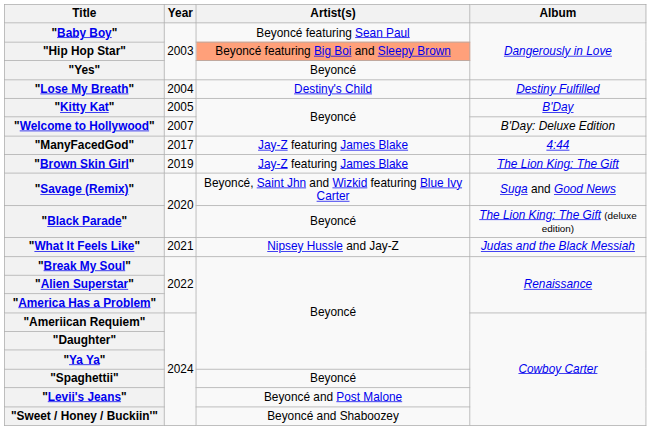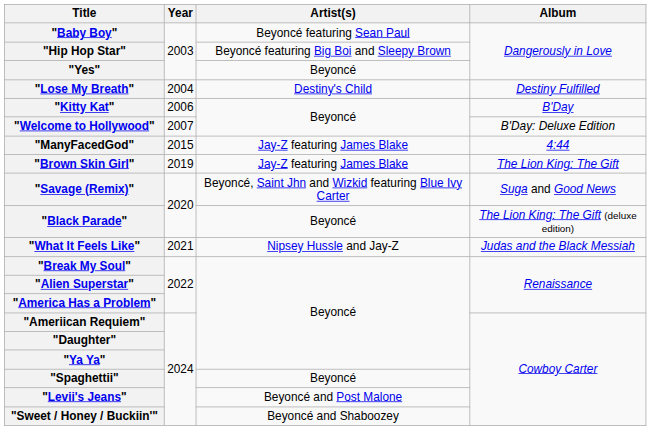(333, 51) lightsalmon background -> (333, 51) no background
(180, 107) 2005 -> (180, 107) 2006
(180, 145) 2017 -> (180, 145) 2015
